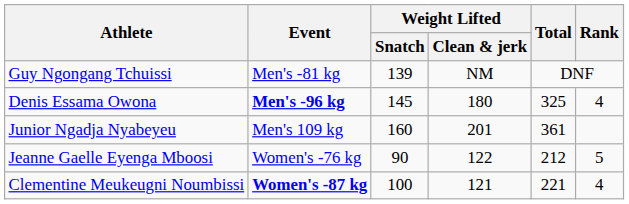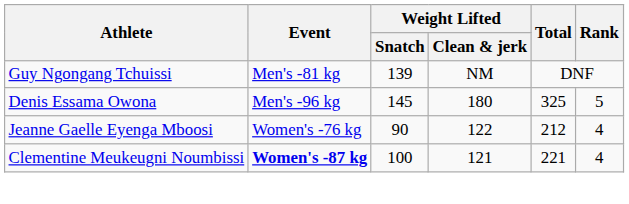(298, 102) bold -> (296, 102) normal
(599, 102) 4 -> (599, 102) 5
- row: (92, 129)
(599, 157) 5 -> (599, 129) 4
